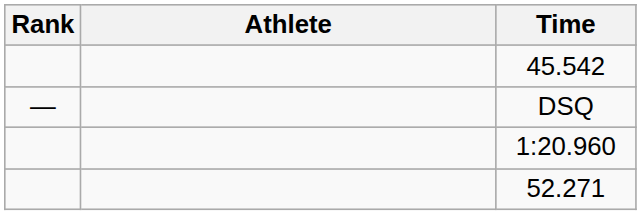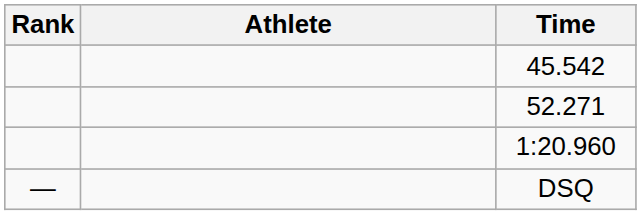rows swapped: (566, 188) <-> (566, 106)
